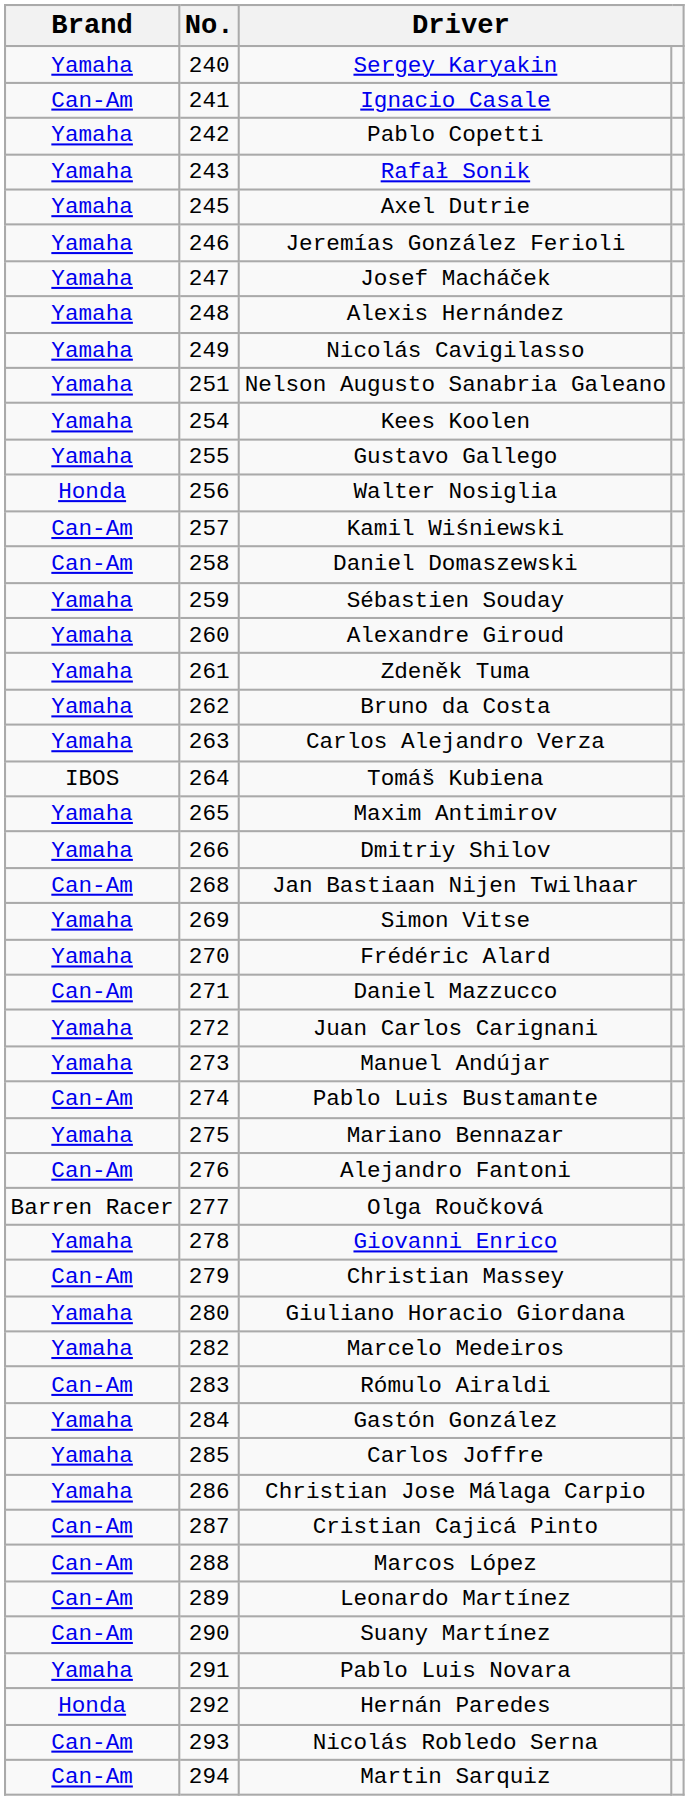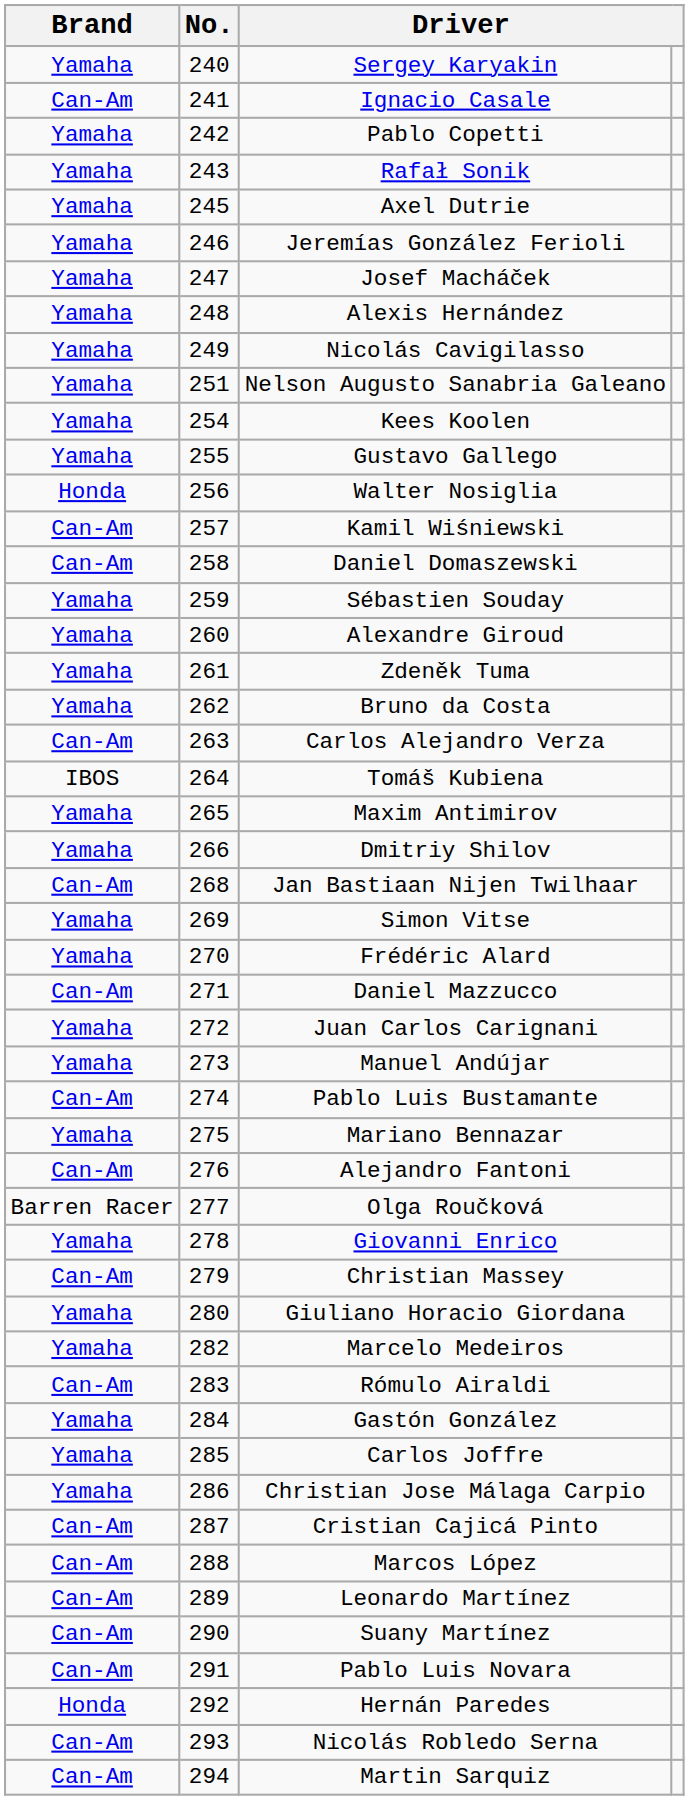(92, 743) Yamaha -> (92, 743) Can-Am
(92, 1670) Yamaha -> (92, 1670) Can-Am
